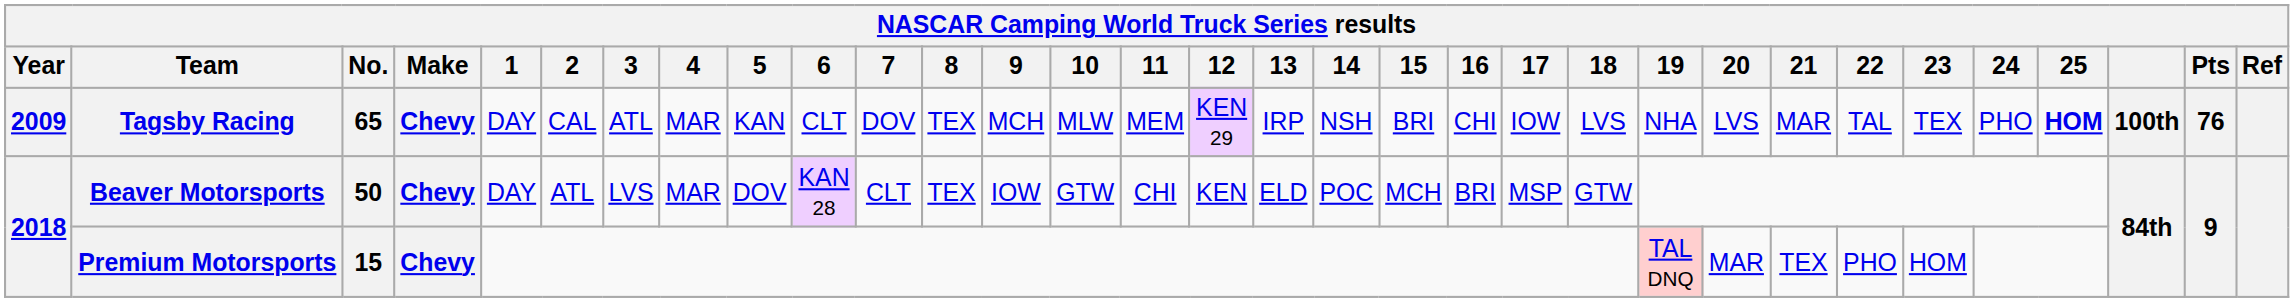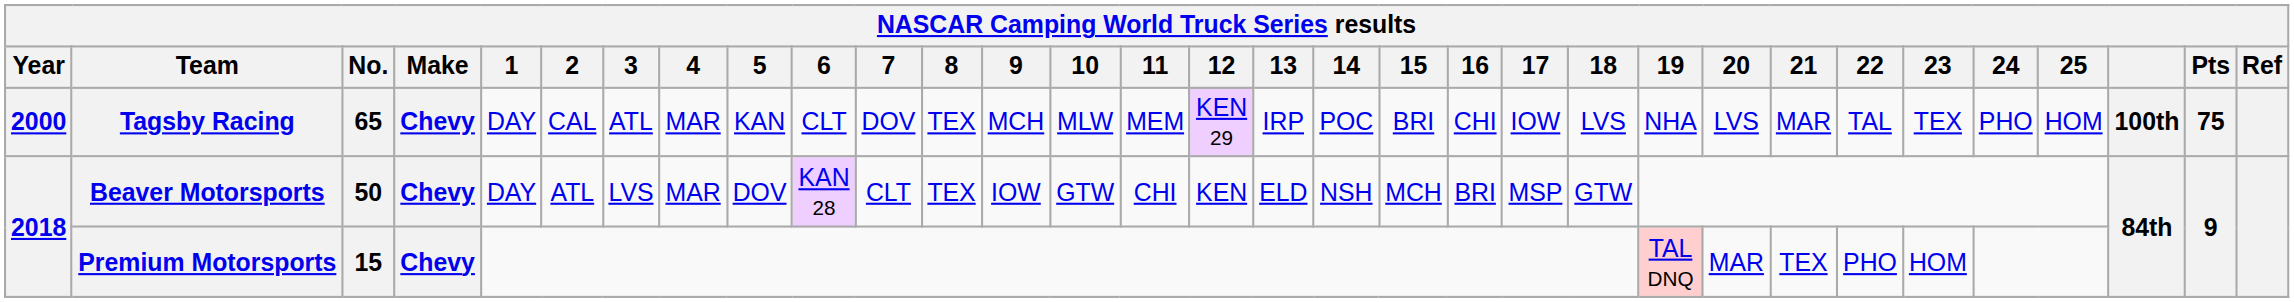(39, 122) 2009 -> (39, 122) 2000
(1346, 122) NSH -> (1346, 122) POC
(2074, 122) bold -> (2074, 122) normal
(2211, 122) 76 -> (2211, 122) 75
(1346, 192) POC -> (1346, 192) NSH
